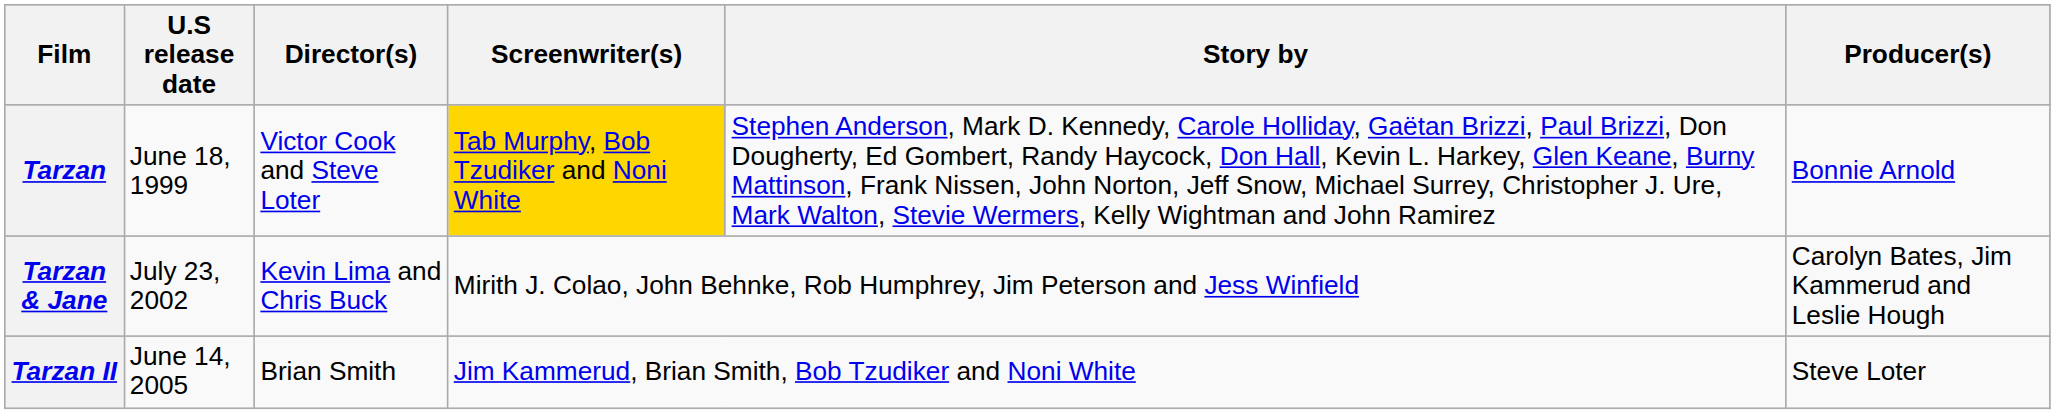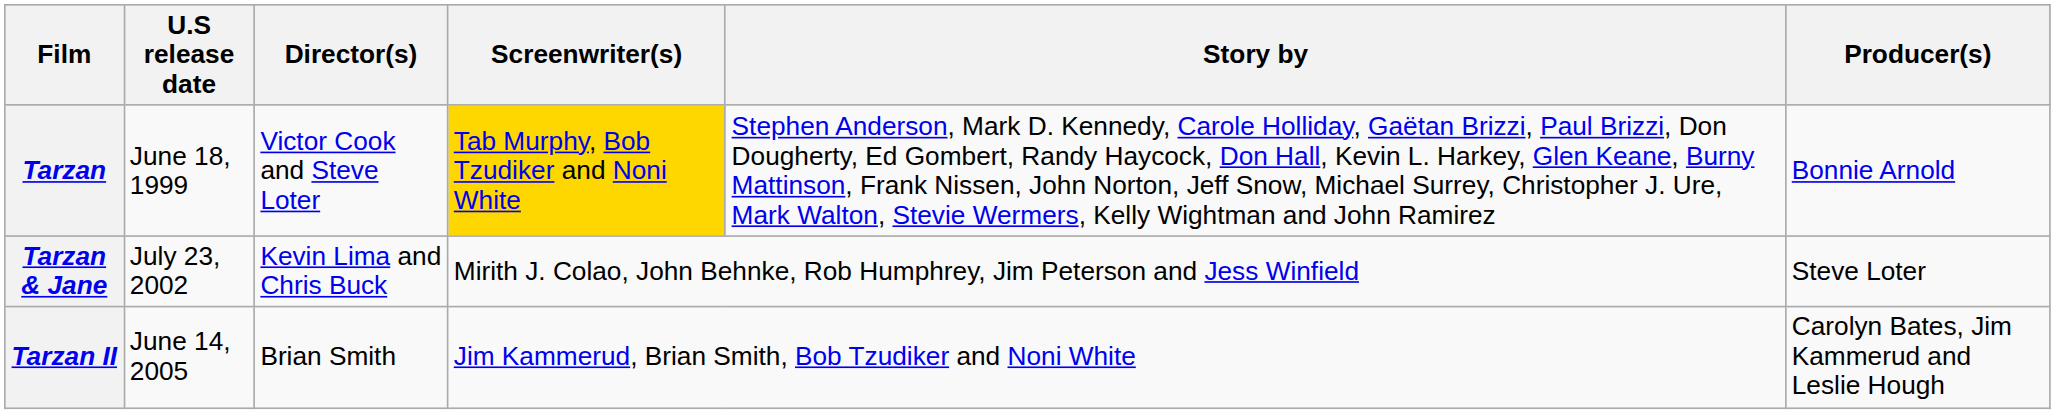(1902, 285) Carolyn Bates, Jim Kammerud and Leslie Hough -> (1859, 270) Steve Loter
(1859, 371) Steve Loter -> (1902, 356) Carolyn Bates, Jim Kammerud and Leslie Hough
